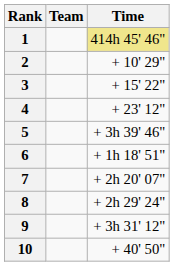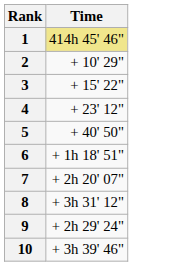- column: (66, 16)
(129, 132) + 3h 39' 46" -> (97, 132) + 40' 50"
(129, 202) + 2h 29' 24" -> (88, 202) + 3h 31' 12"
(129, 226) + 3h 31' 12" -> (88, 226) + 2h 29' 24"
(138, 249) + 40' 50" -> (88, 249) + 3h 39' 46"
